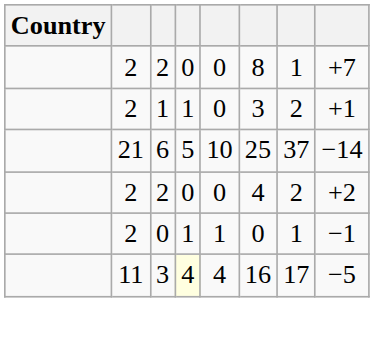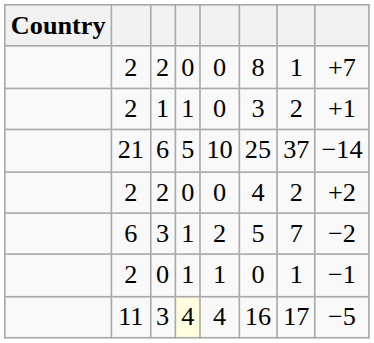+ row: (131, 233)
